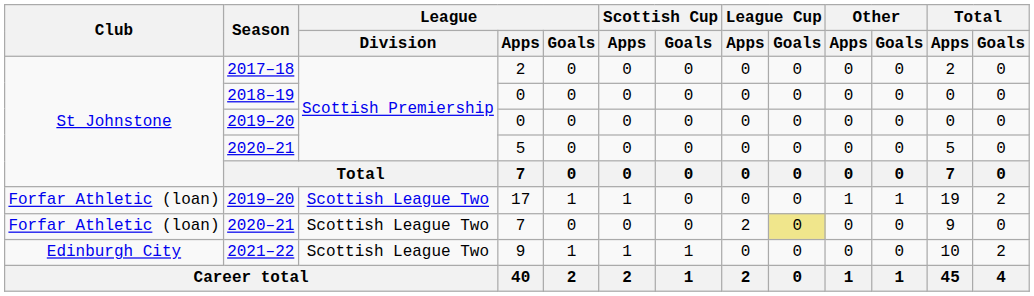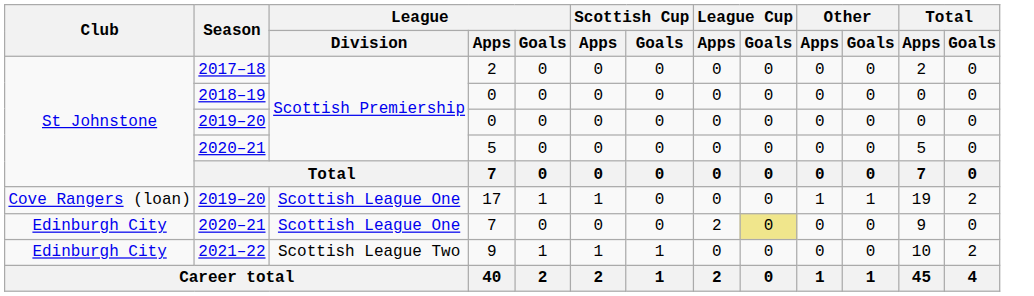(114, 200) Forfar Athletic (loan) -> (100, 200) Cove Rangers (loan)
(398, 200) Scottish League Two -> (369, 200) Scottish League One
(114, 226) Forfar Athletic (loan) -> (100, 226) Edinburgh City
(398, 226) Scottish League Two -> (369, 226) Scottish League One
